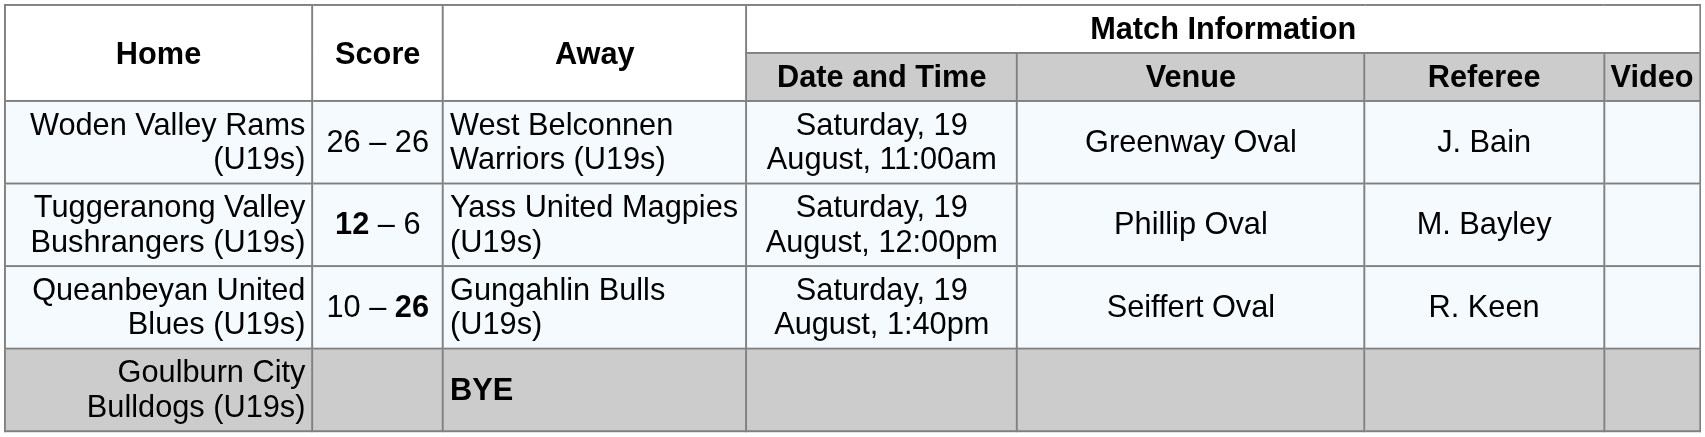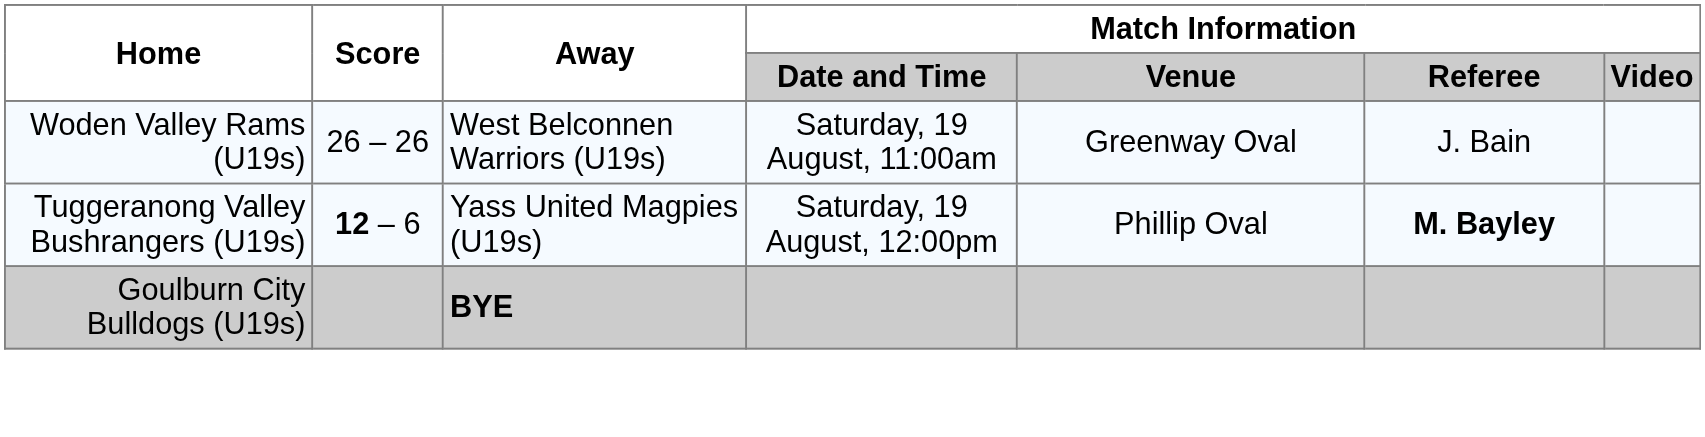(1484, 224) normal -> (1484, 224) bold
- row: (169, 306)
